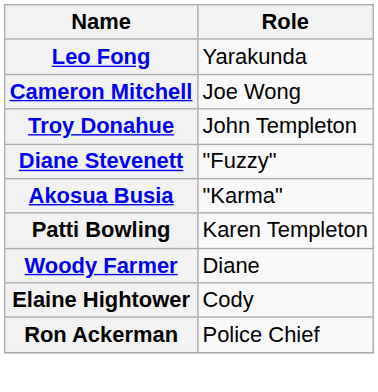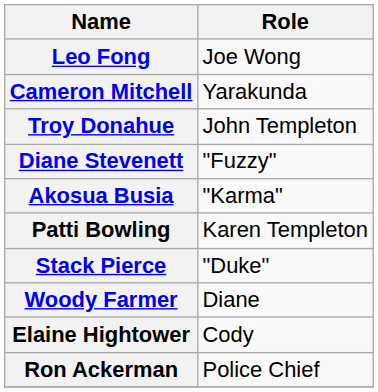(255, 56) Yarakunda -> (252, 56) Joe Wong
(252, 91) Joe Wong -> (255, 91) Yarakunda
+ row: (101, 265)
